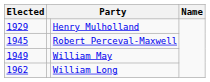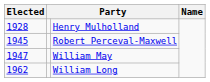(17, 26) 1929 -> (17, 26) 1928
(17, 56) 1949 -> (17, 56) 1947
